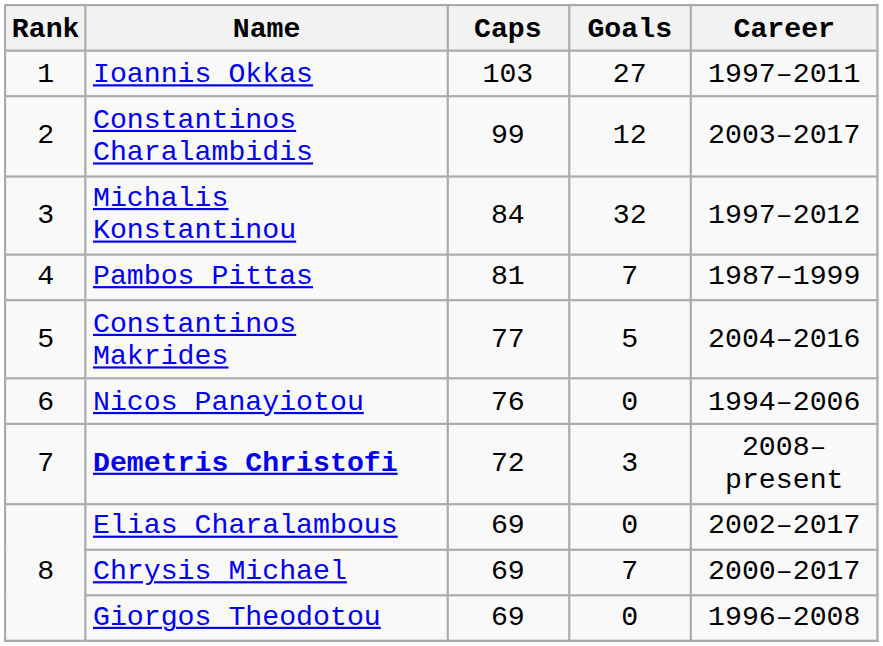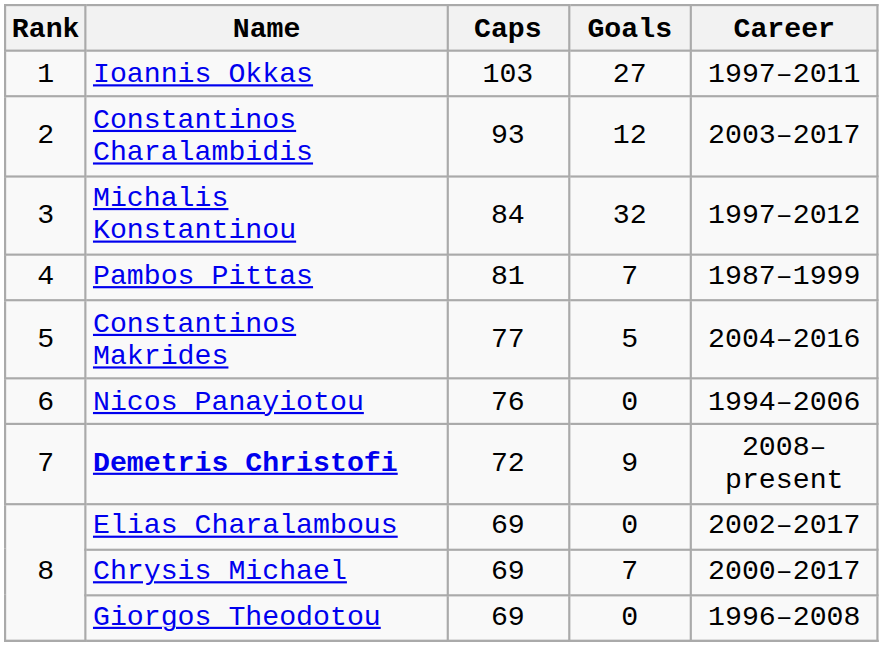(508, 136) 99 -> (508, 136) 93
(630, 464) 3 -> (630, 464) 9
